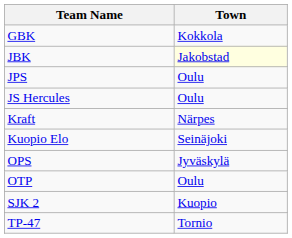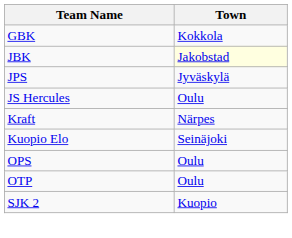(191, 77) Oulu -> (203, 77) Jyväskylä
(203, 160) Jyväskylä -> (191, 160) Oulu
- row: (24, 222)
